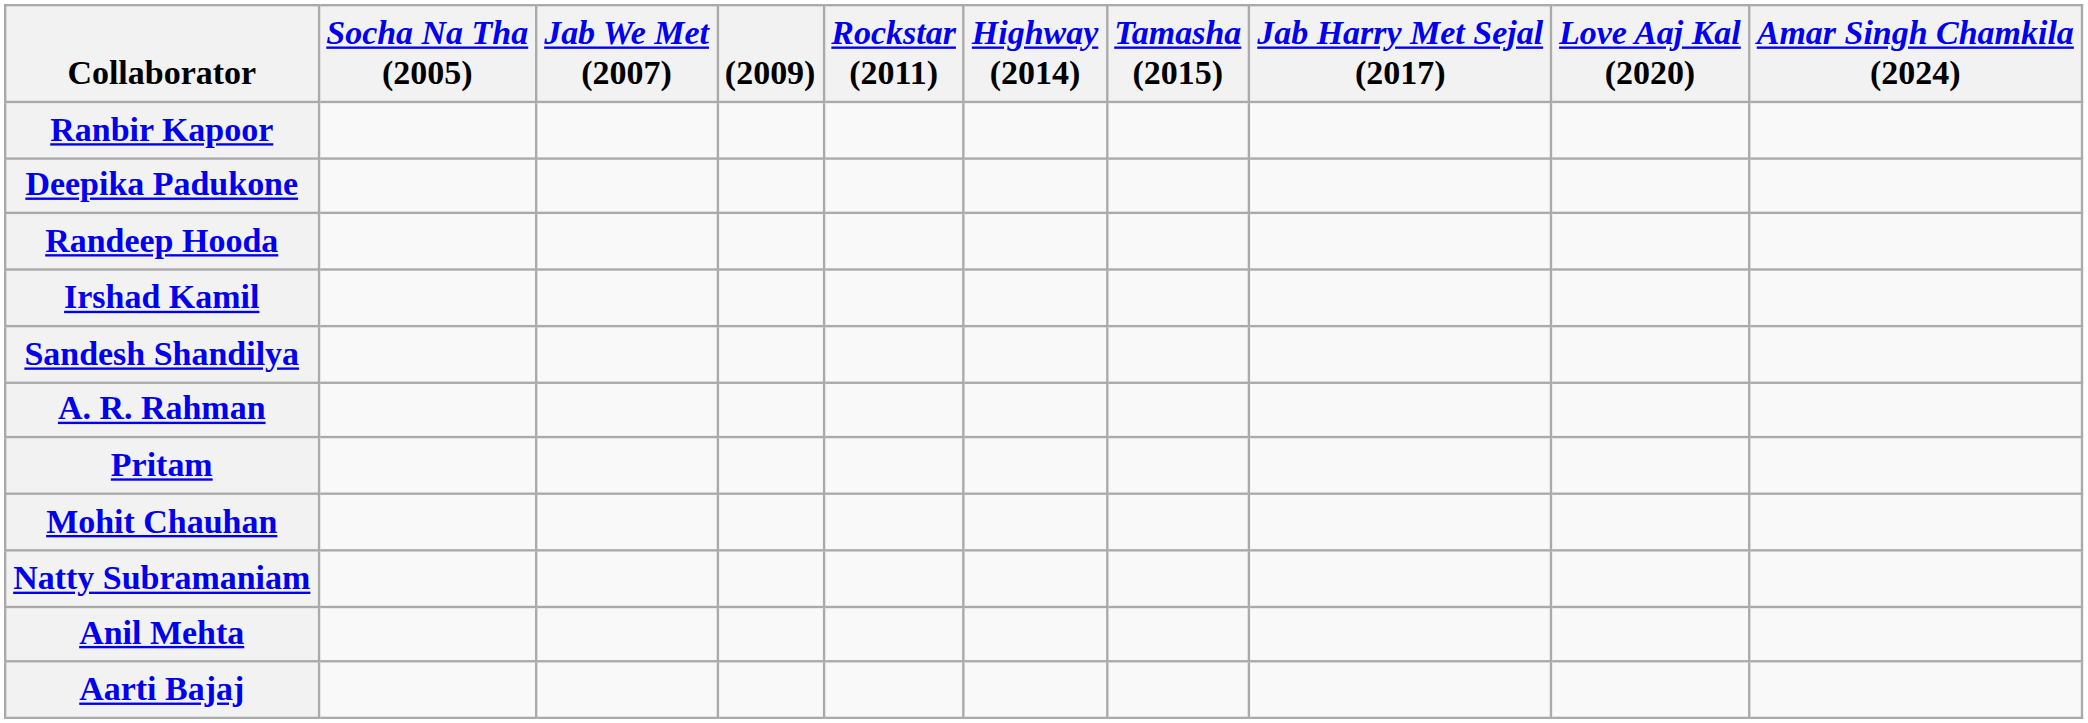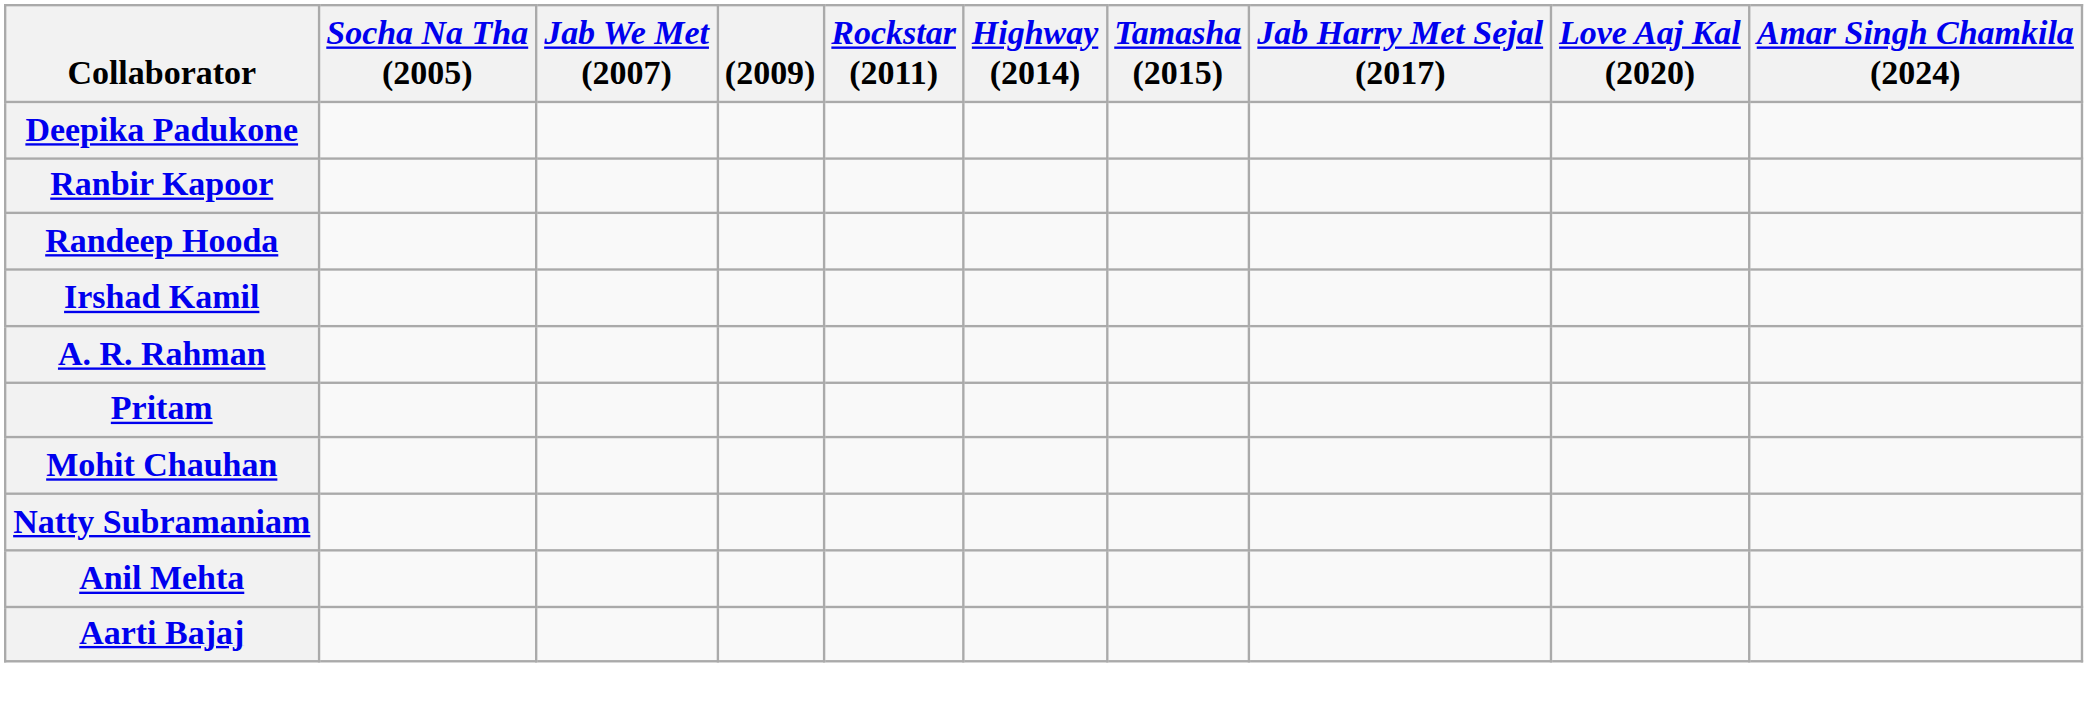rows swapped: (162, 129) <-> (162, 185)
- row: (162, 353)
